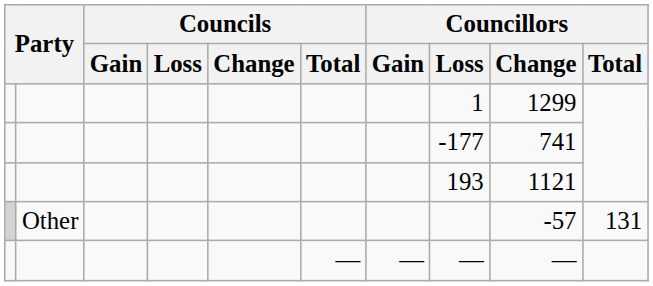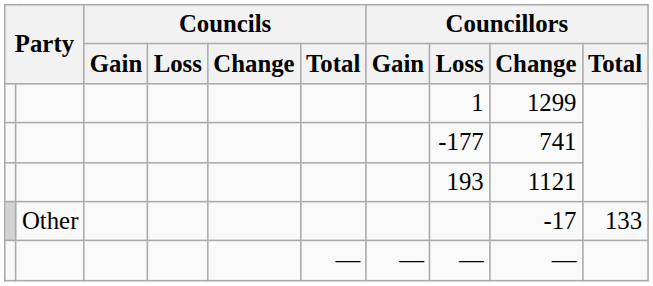(560, 220) -57 -> (560, 220) -17
(624, 220) 131 -> (624, 220) 133
